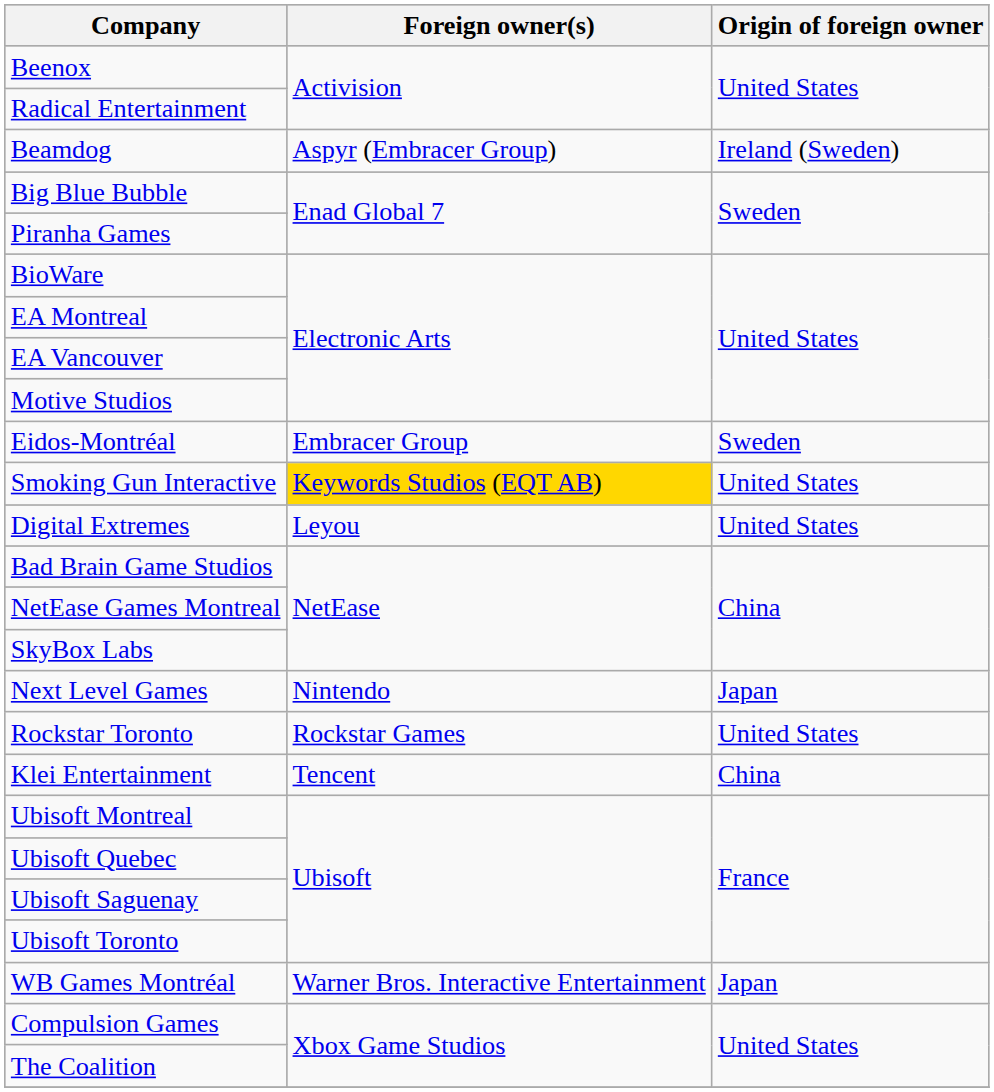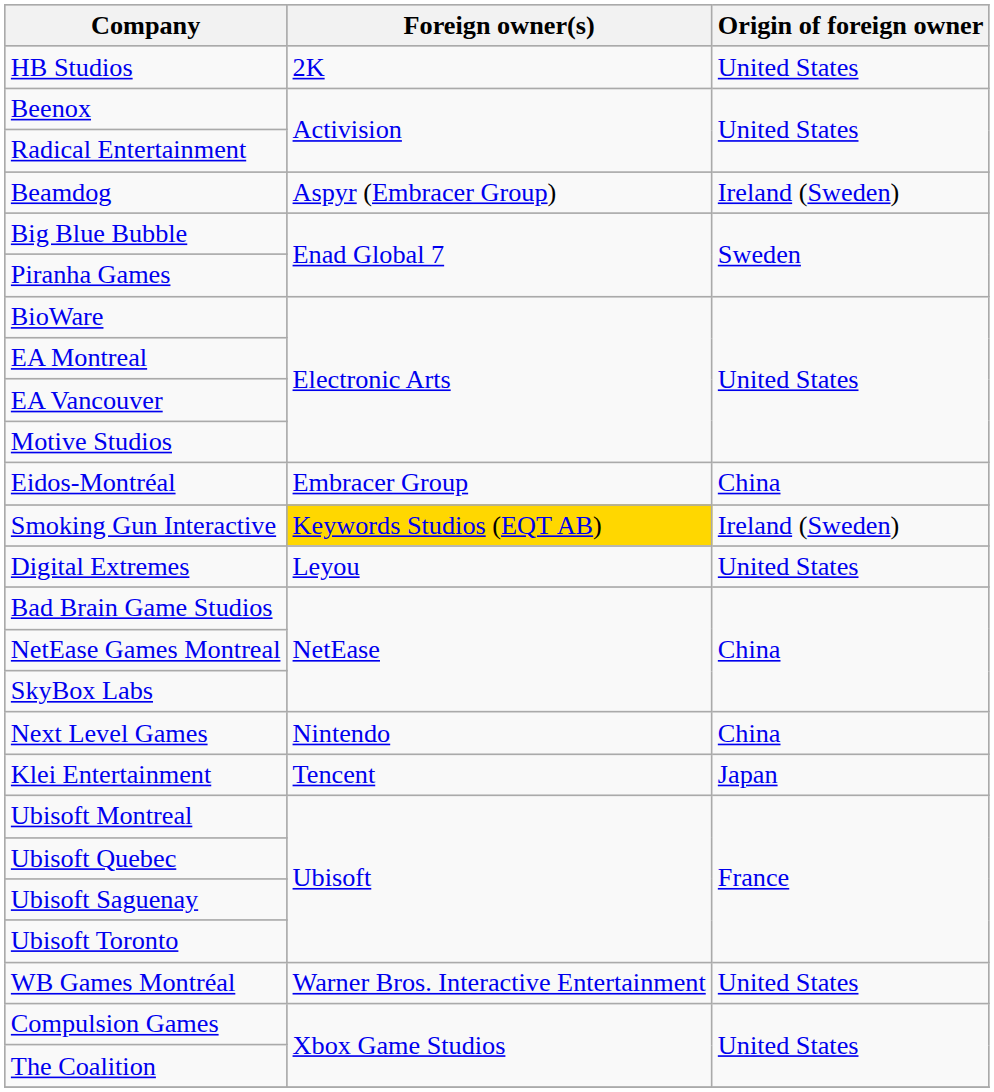+ row: (72, 66)
(759, 441) Sweden -> (749, 483) China
(788, 483) United States -> (809, 524) Ireland (Sweden)
(748, 691) Japan -> (749, 732) China
- row: (102, 732)
(749, 774) China -> (748, 774) Japan
(748, 982) Japan -> (788, 982) United States
